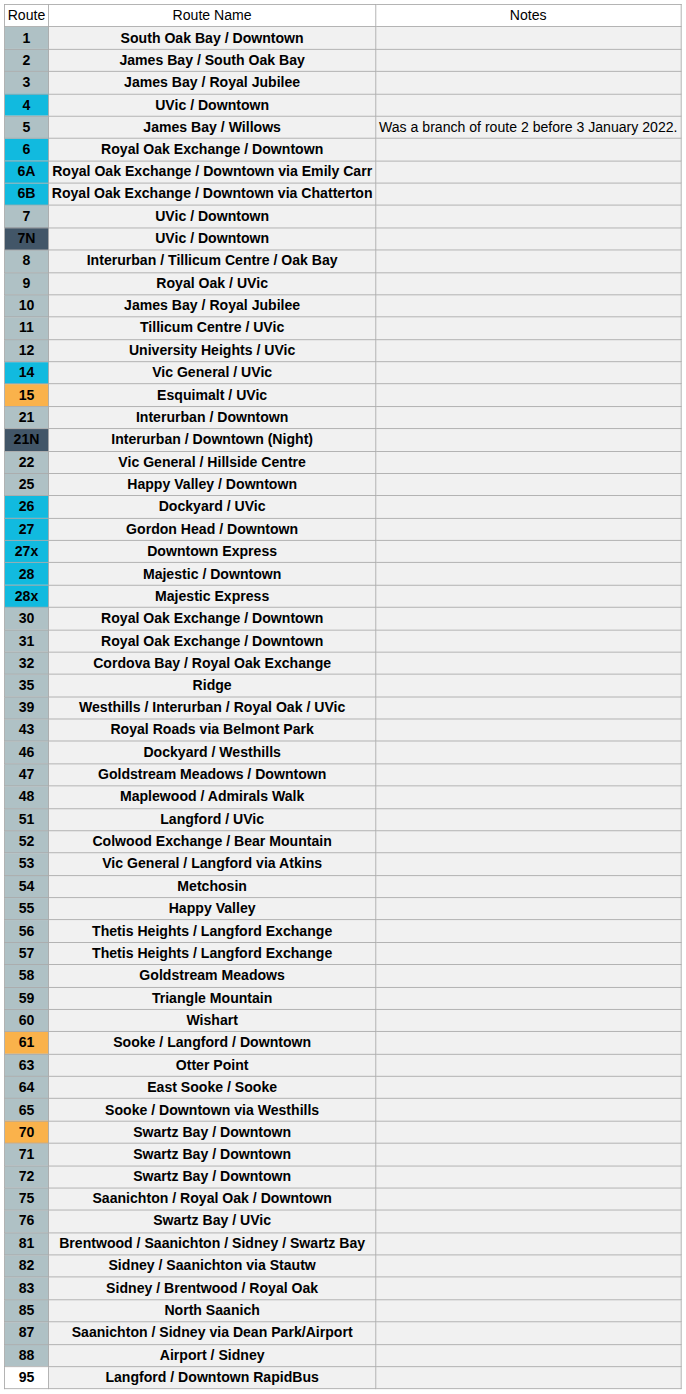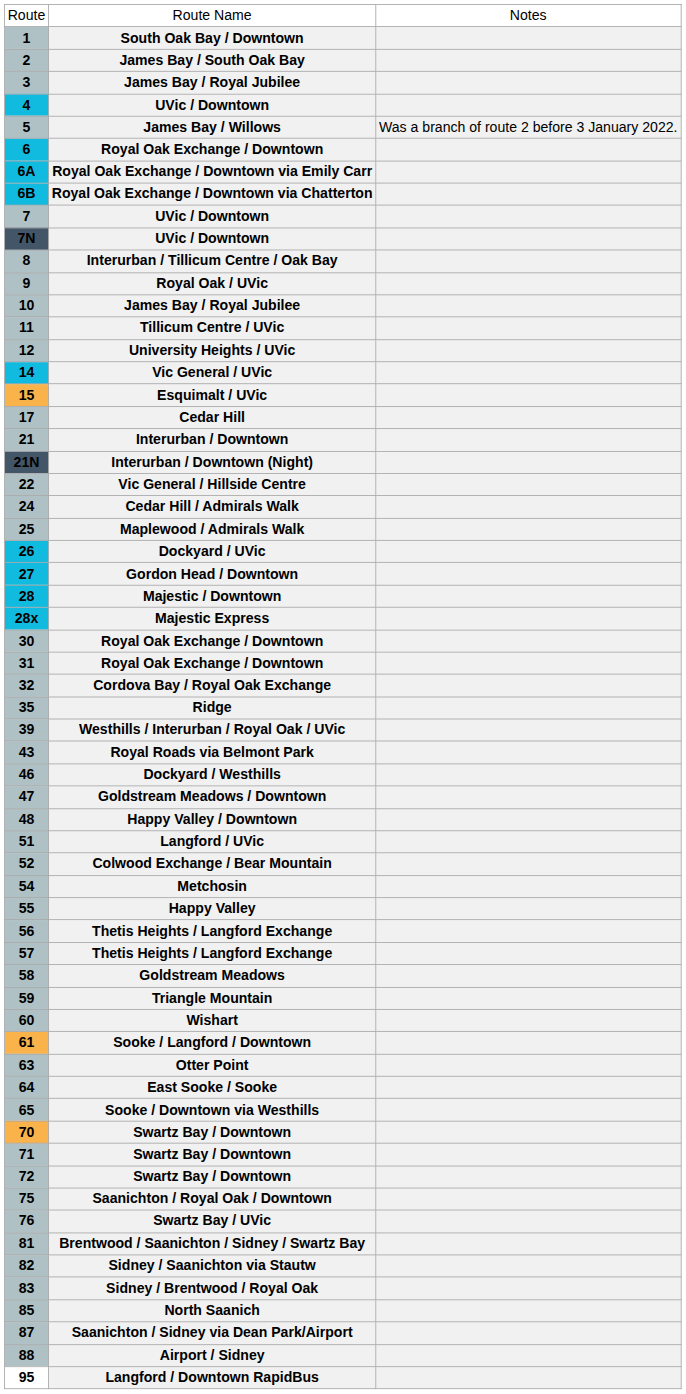+ row: (26, 417)
+ row: (26, 506)
(212, 484) Happy Valley / Downtown -> (212, 529) Maplewood / Admirals Walk
- row: (26, 551)
(212, 797) Maplewood / Admirals Walk -> (212, 819) Happy Valley / Downtown
- row: (26, 864)
